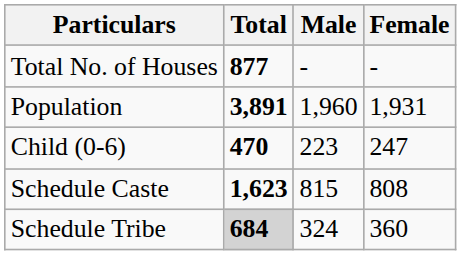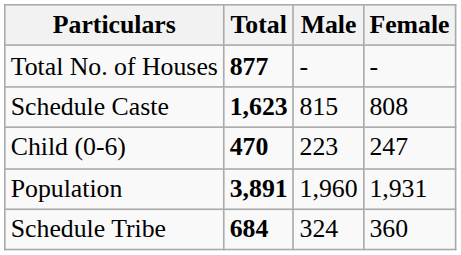rows swapped: (67, 106) <-> (90, 188)
(249, 229) lightgrey background -> (249, 229) no background
